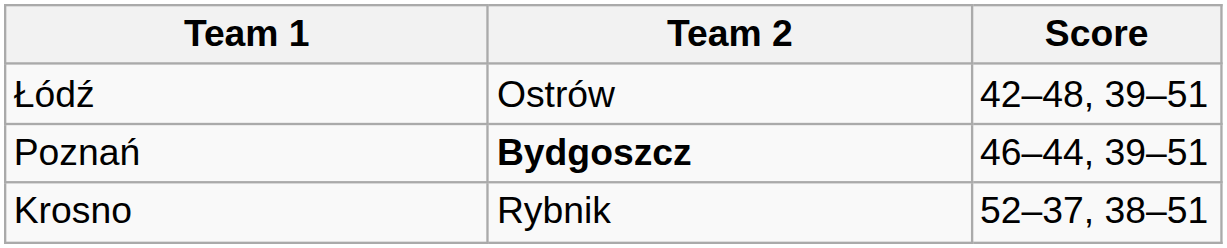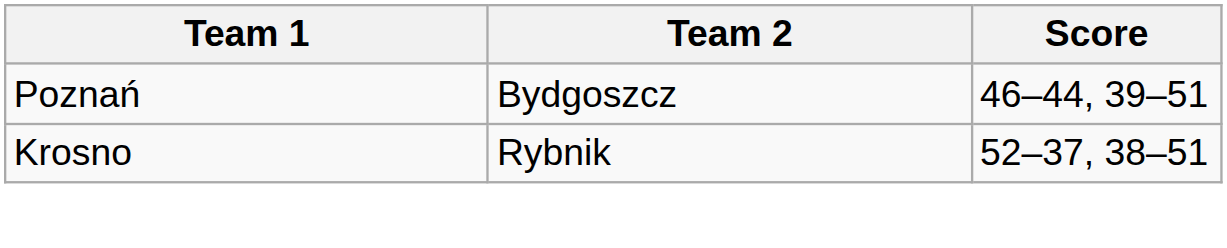- row: (54, 93)
(594, 152) bold -> (587, 93) normal
